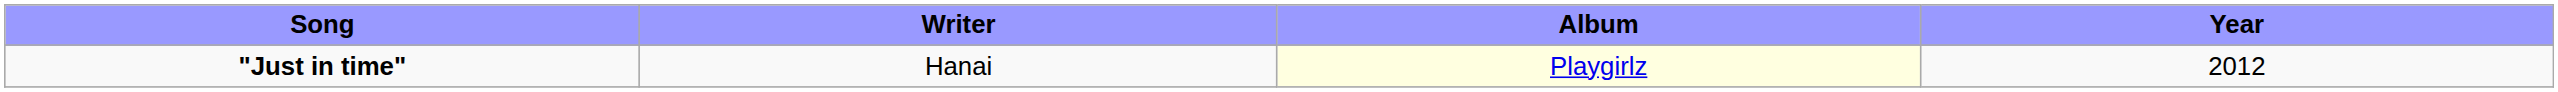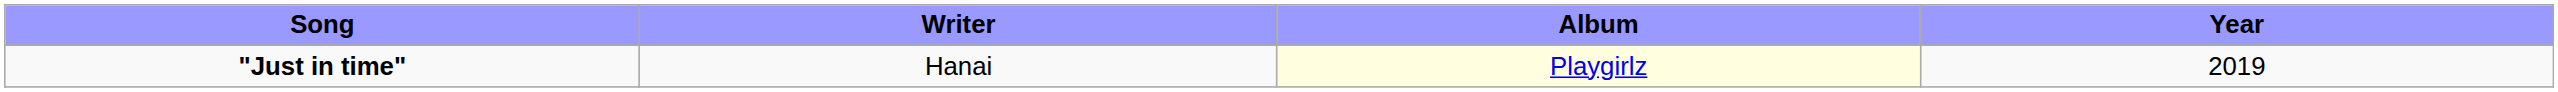(2237, 65) 2012 -> (2237, 65) 2019
